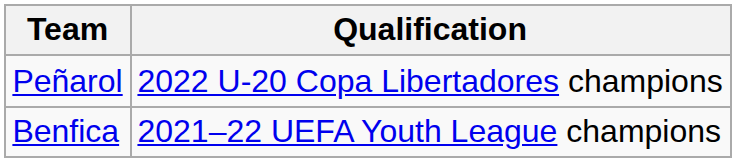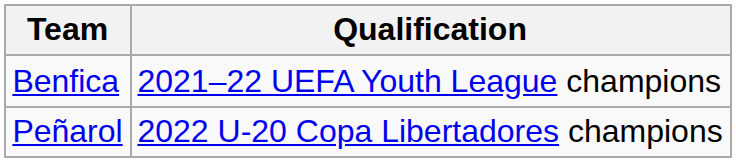rows swapped: (68, 80) <-> (66, 131)
